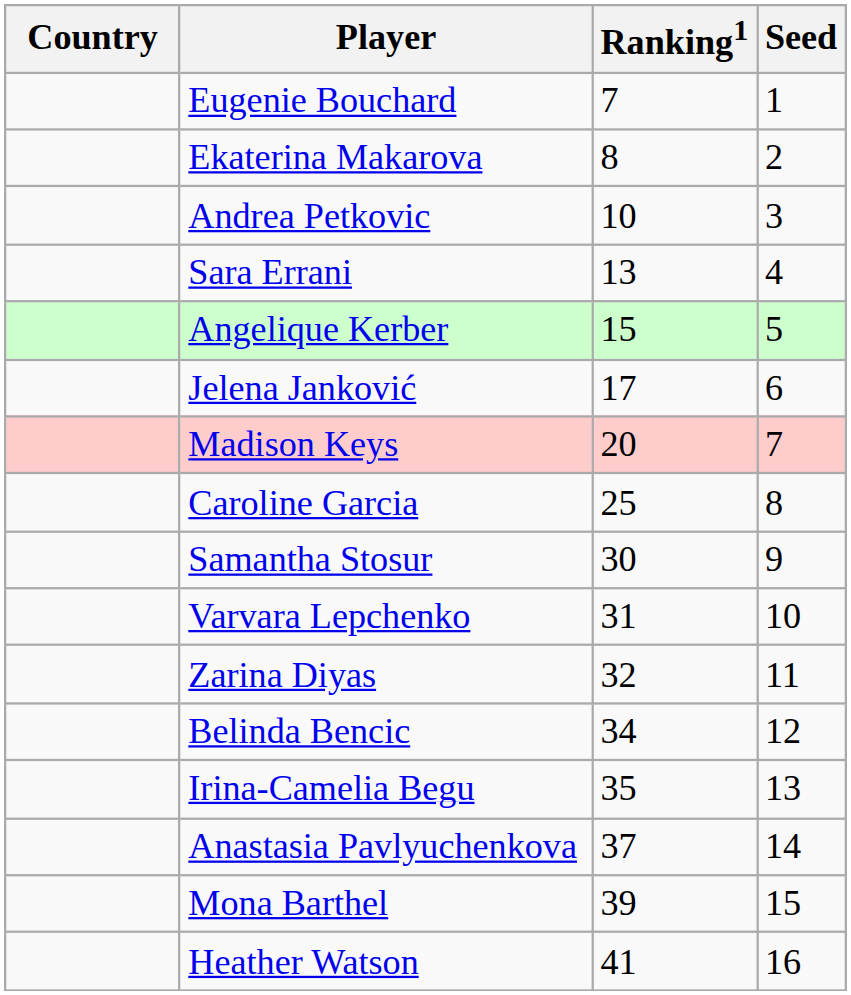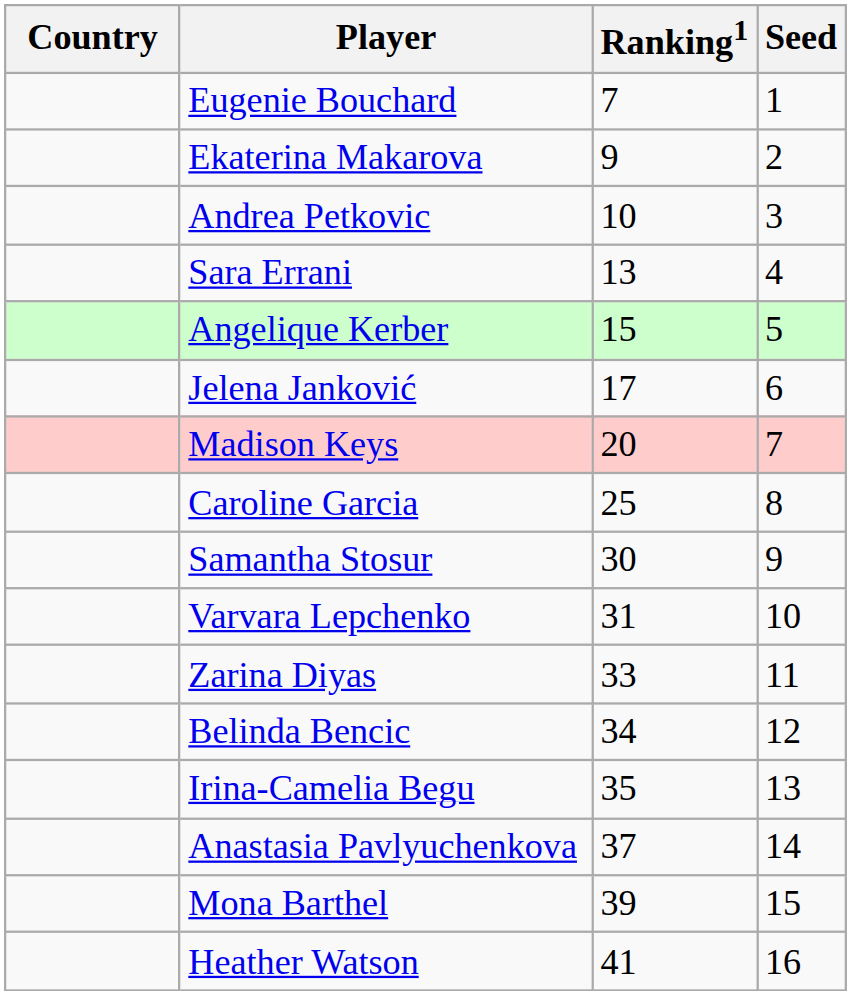(610, 157) 8 -> (610, 157) 9
(619, 673) 32 -> (619, 673) 33
